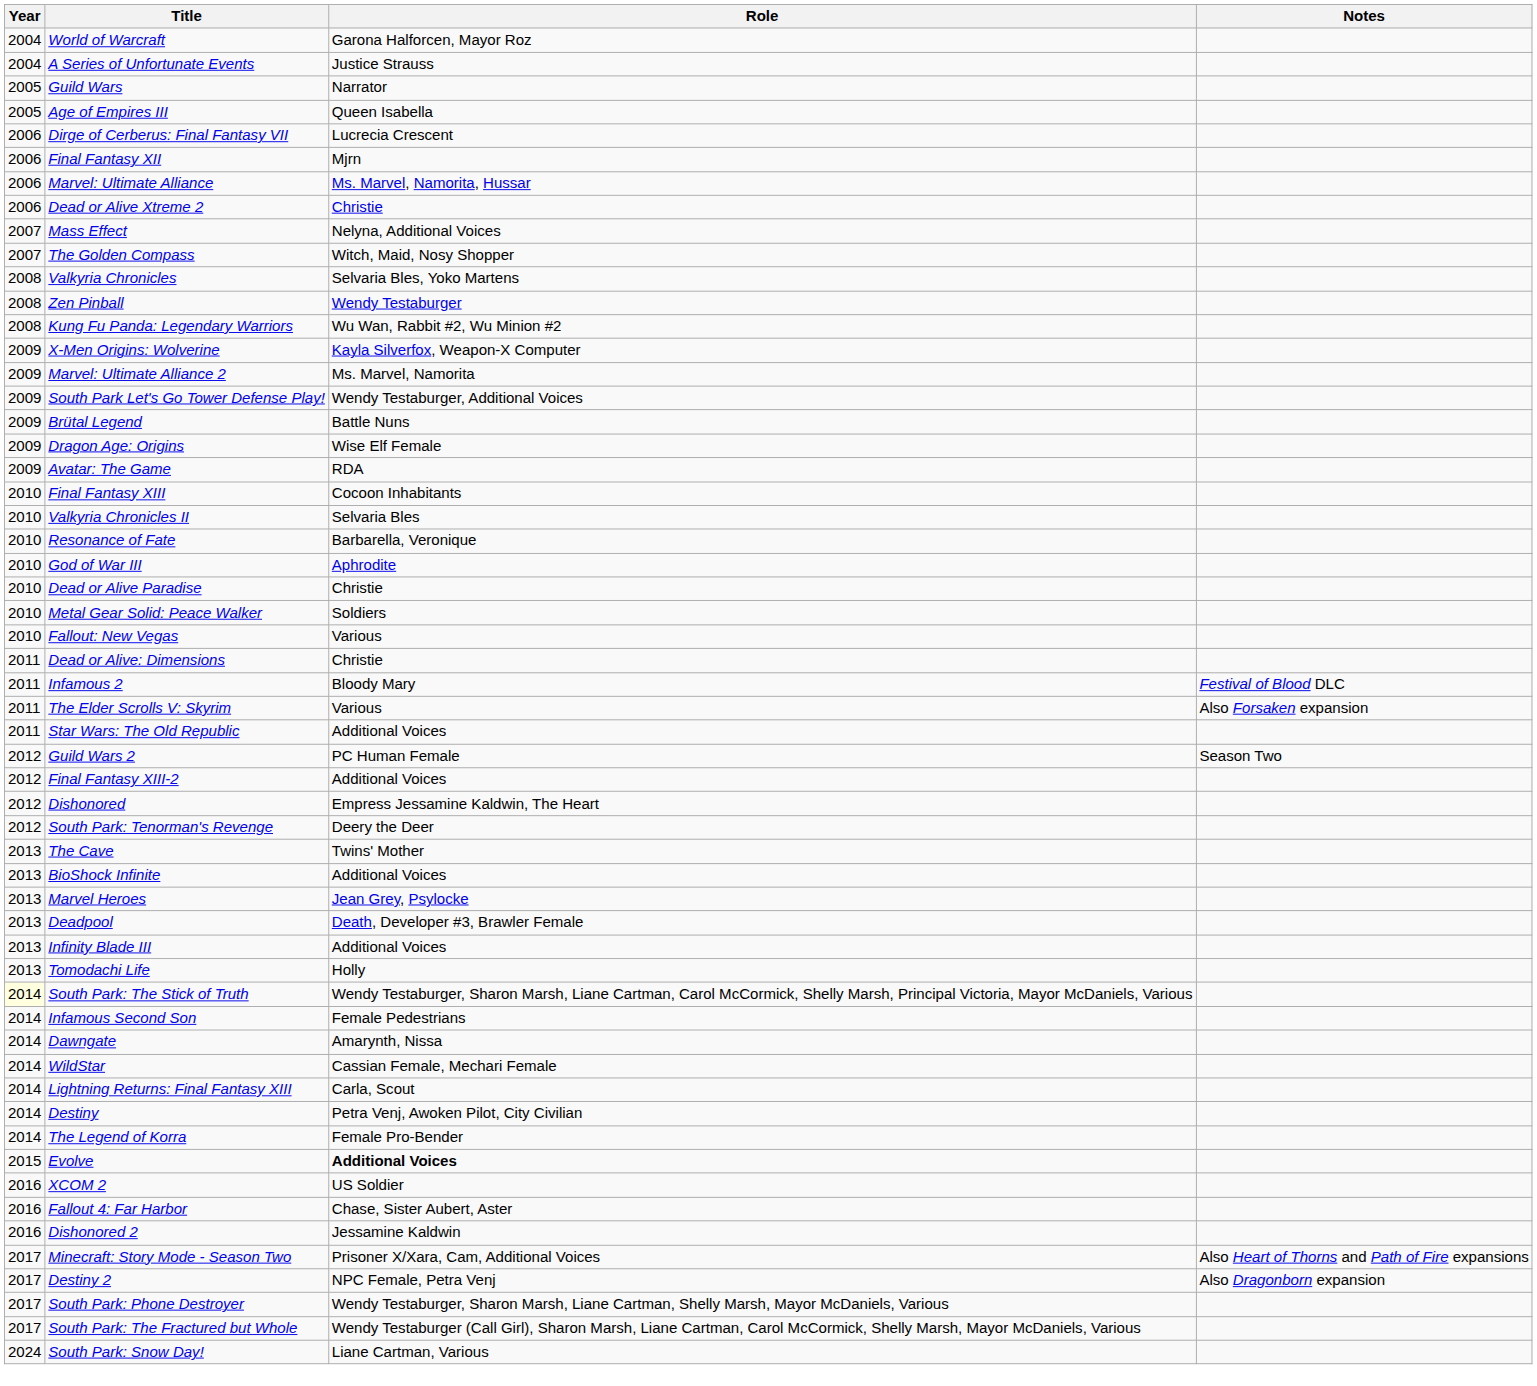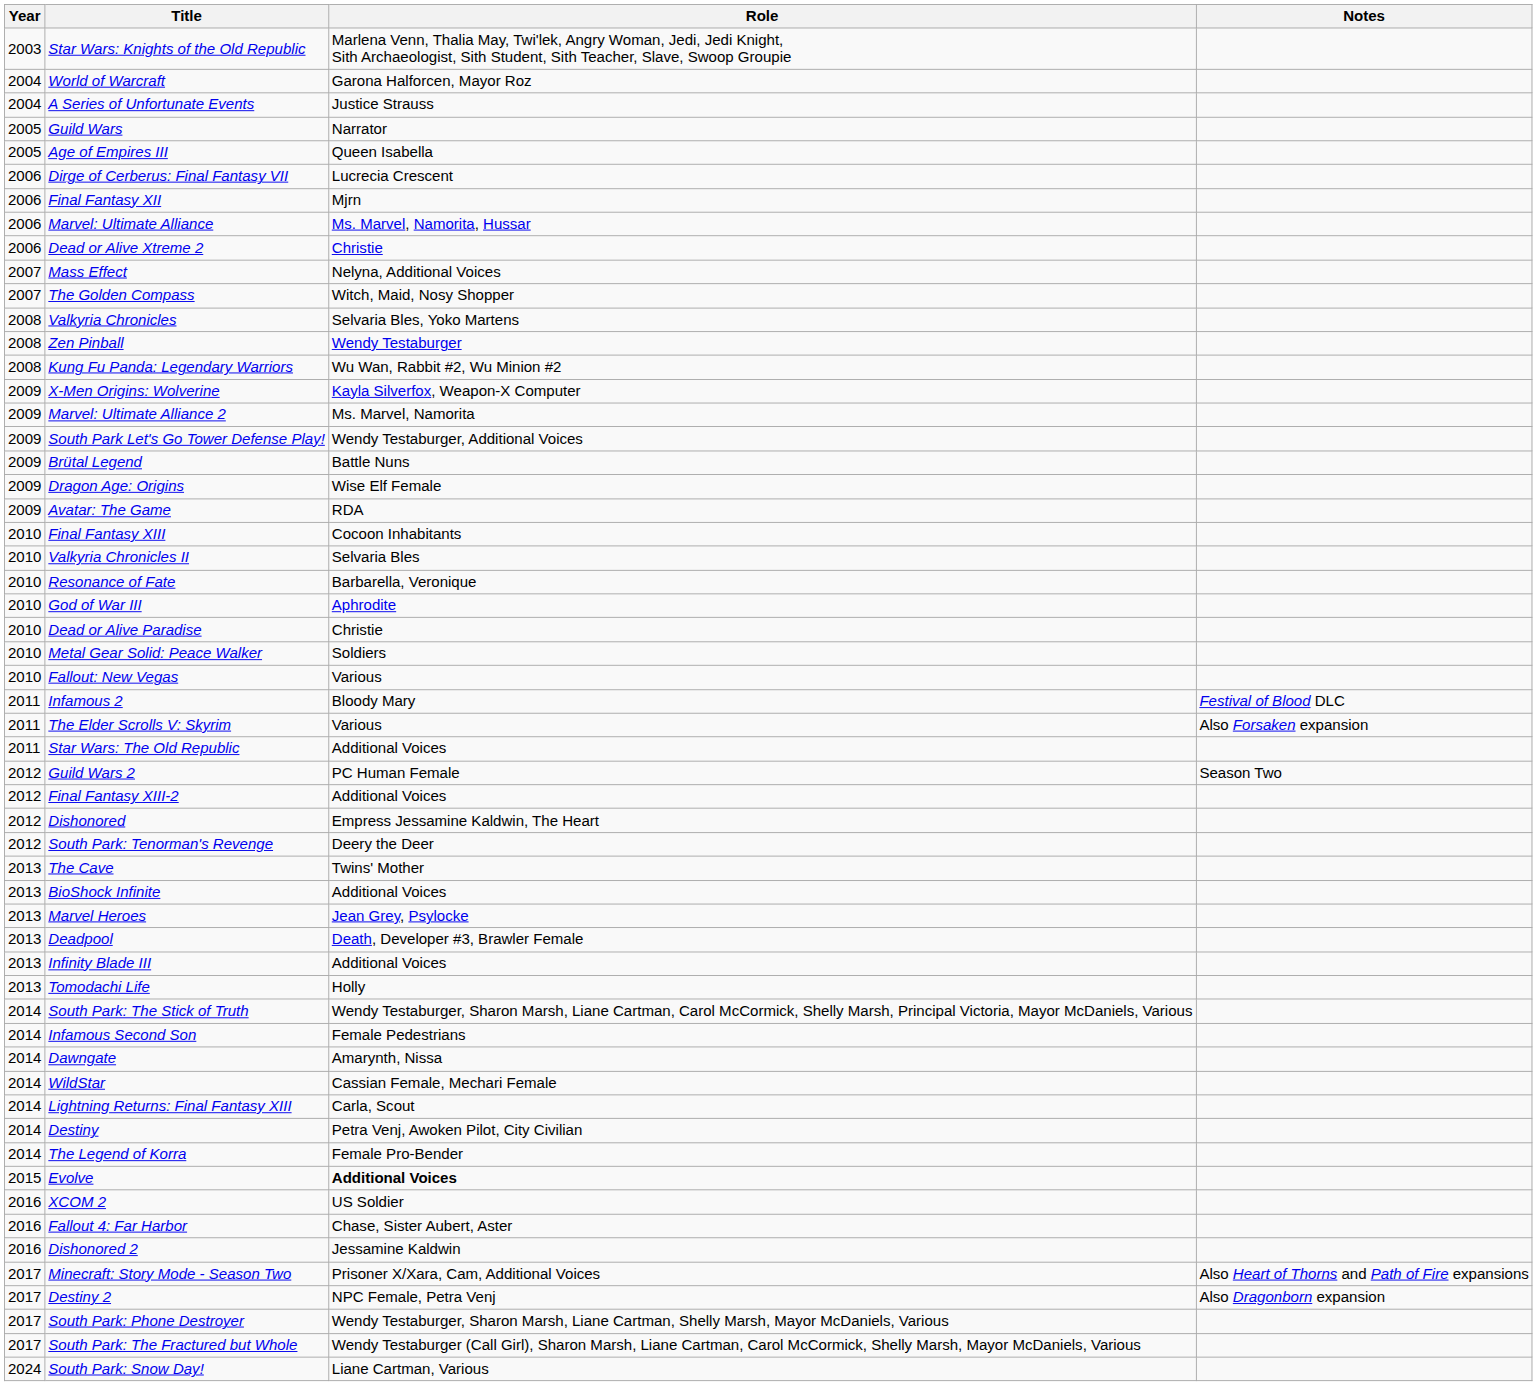+ row: (177, 48)
- row: (137, 660)
(25, 994) lightyellow background -> (25, 1011) no background
